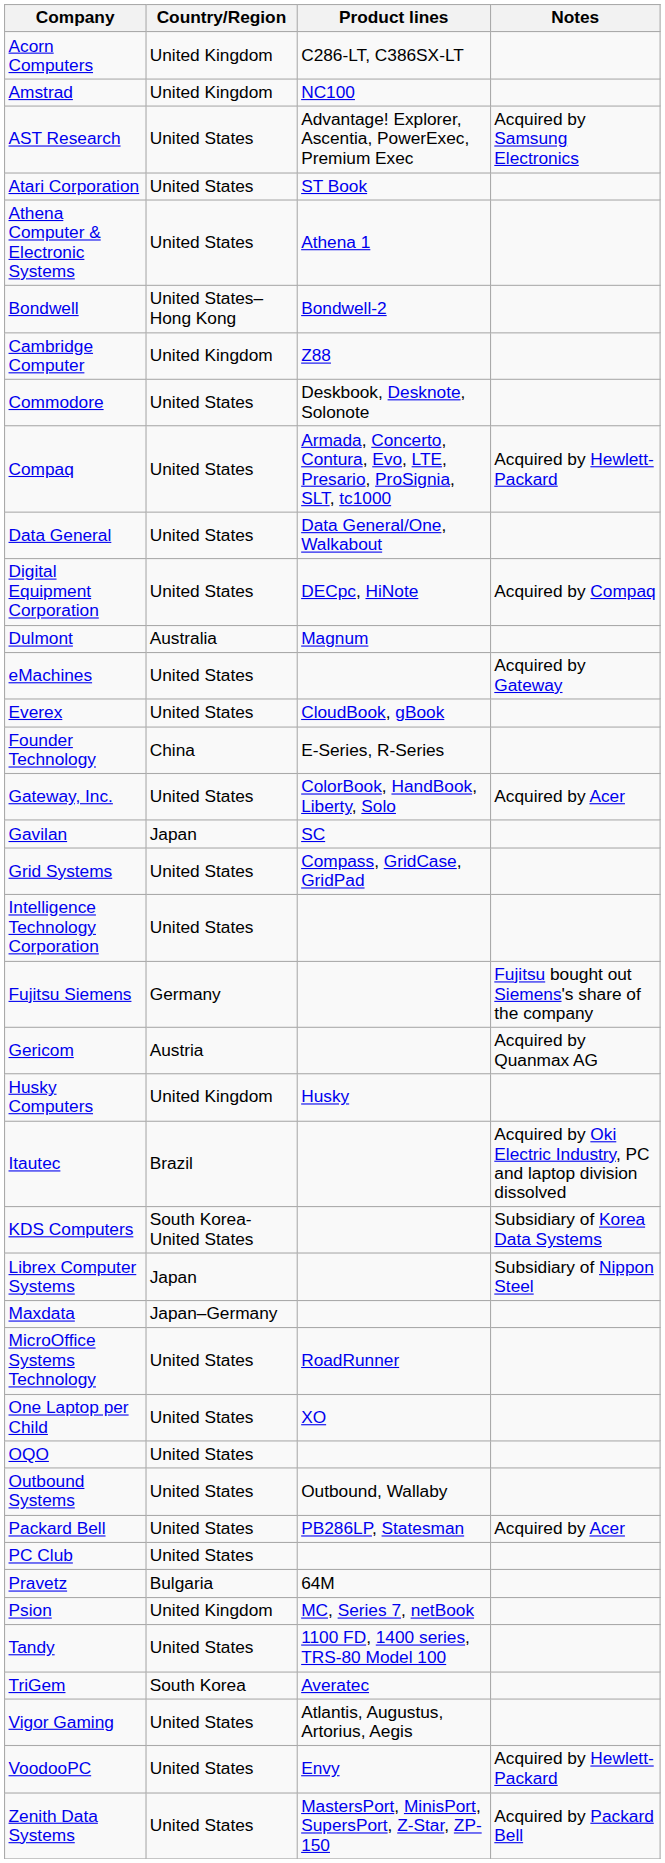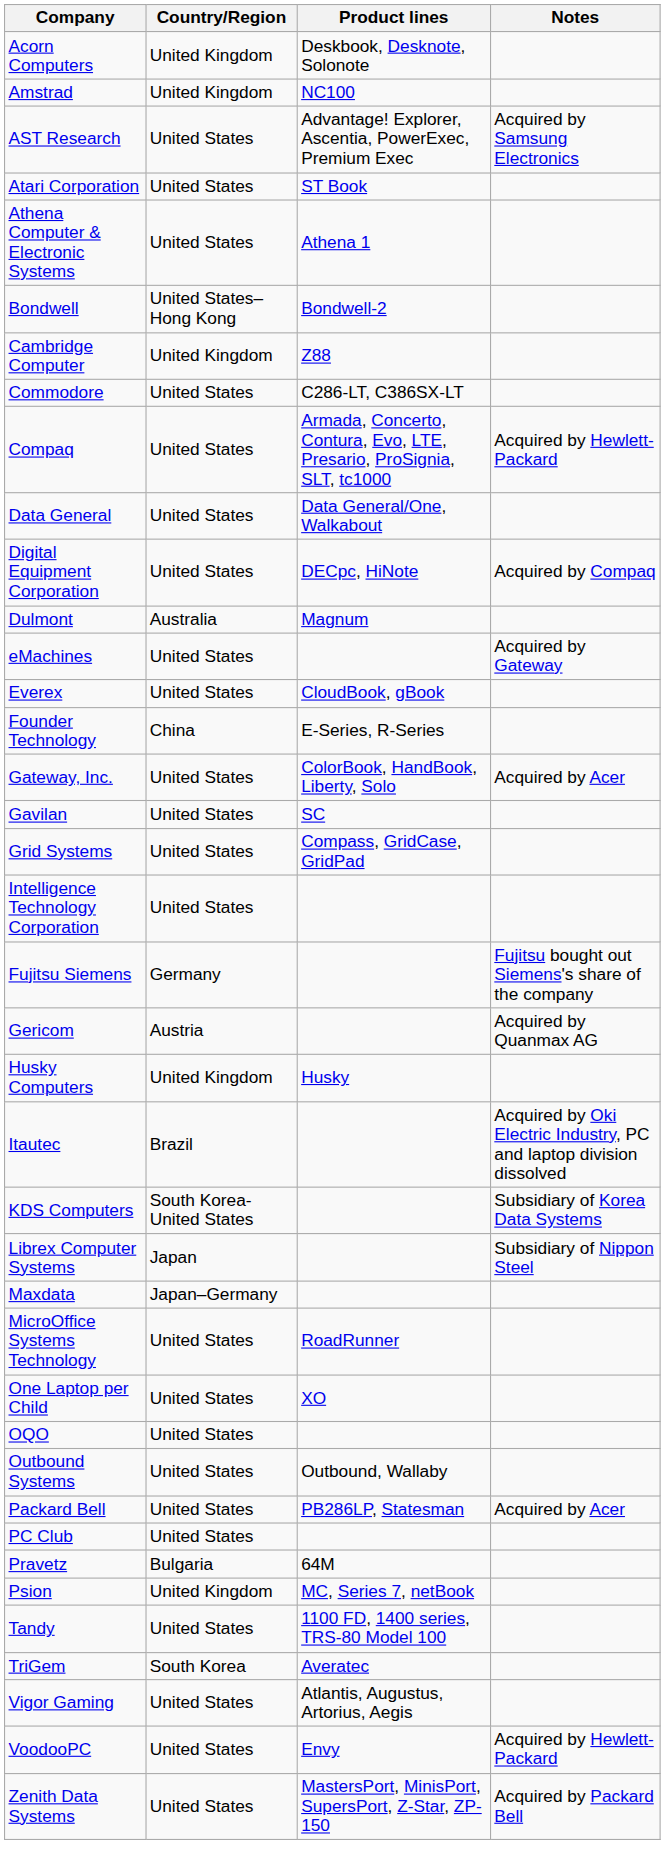(382, 55) C286-LT, C386SX-LT -> (383, 55) Deskbook, Desknote, Solonote
(383, 402) Deskbook, Desknote, Solonote -> (382, 392) C286-LT, C386SX-LT
(173, 834) Japan -> (202, 814) United States
